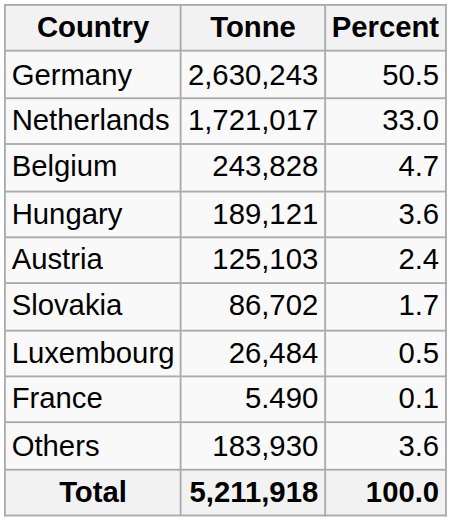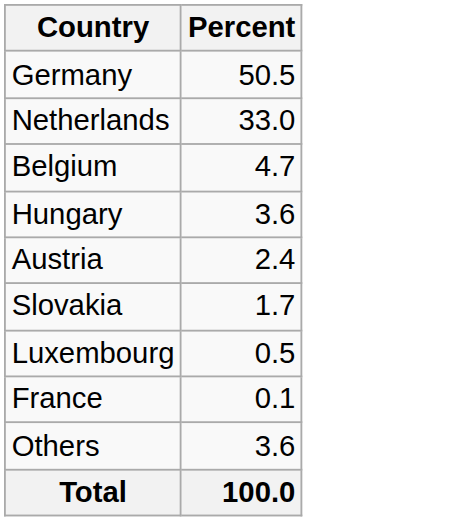- column: (253, 27)
